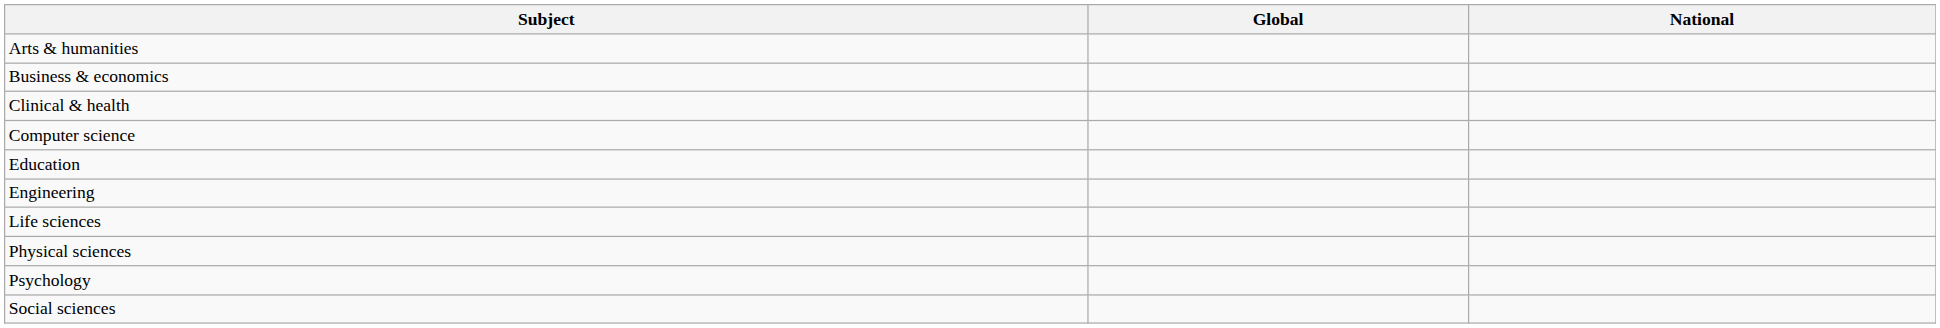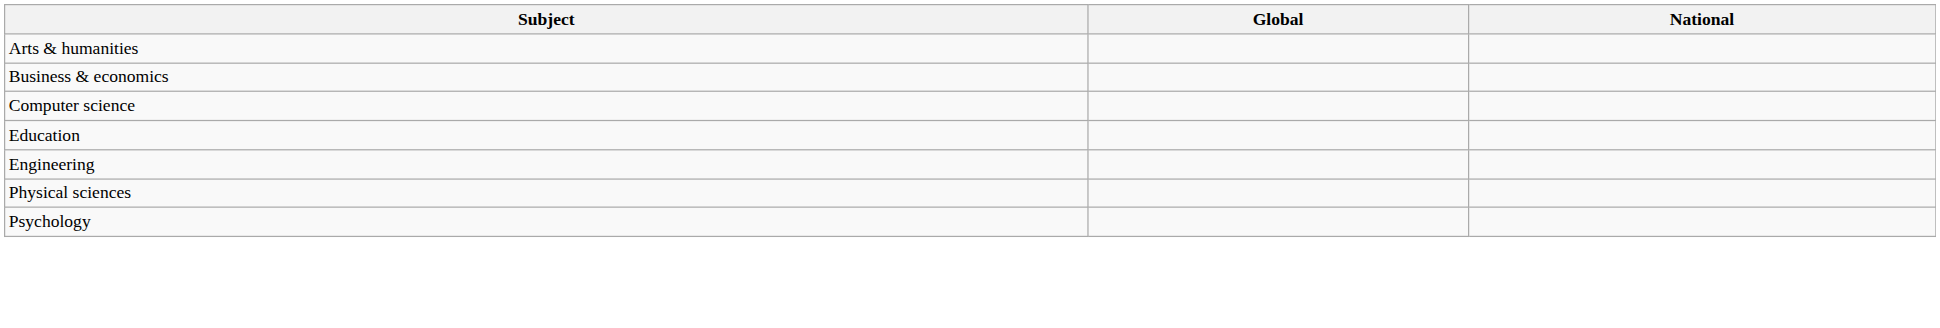- row: (69, 106)
- row: (55, 222)
- row: (62, 309)
